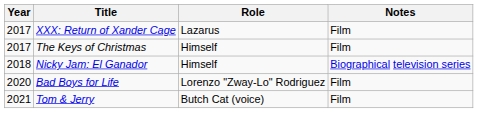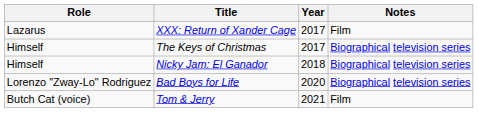columns swapped: (19, 13) <-> (253, 13)
(340, 47) Film -> (400, 47) Biographical television series
(340, 82) Film -> (400, 82) Biographical television series
